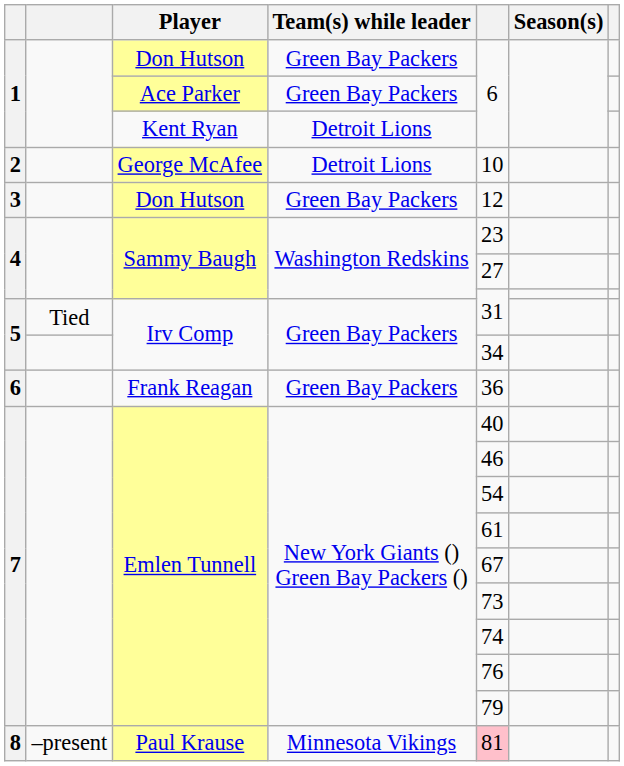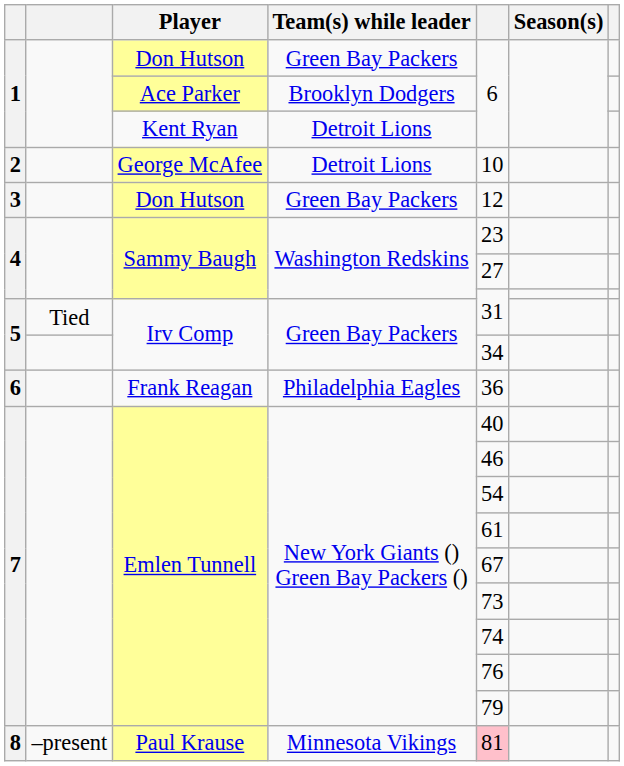(372, 93) Green Bay Packers -> (372, 93) Brooklyn Dodgers
(372, 387) Green Bay Packers -> (372, 387) Philadelphia Eagles
